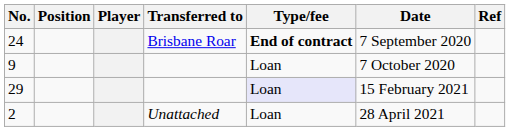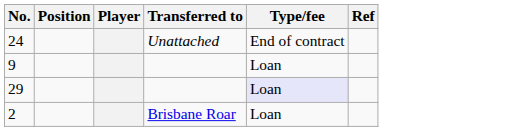- column: (415, 16)
(192, 41) Brisbane Roar -> (183, 41) Unattached
(301, 41) bold -> (297, 41) normal
(183, 114) Unattached -> (192, 114) Brisbane Roar
